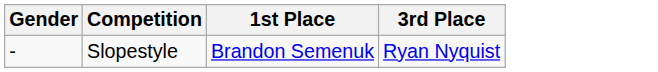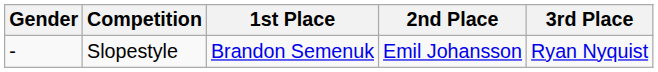+ column: (453, 20)
